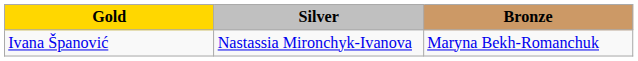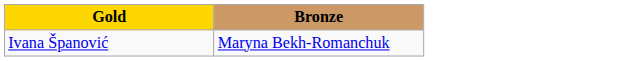- column: (319, 17)
